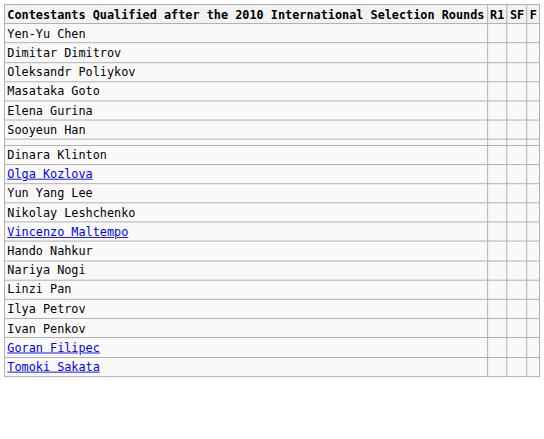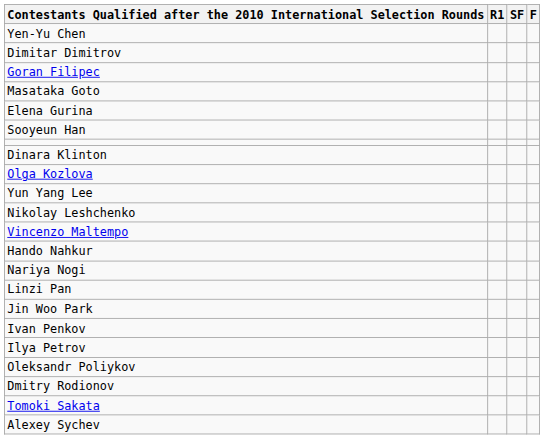rows swapped: (54, 347) <-> (71, 72)
+ row: (50, 309)
rows swapped: (46, 328) <-> (46, 309)
+ row: (61, 386)
+ row: (54, 425)
